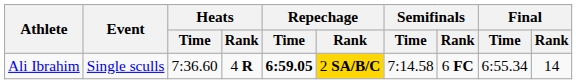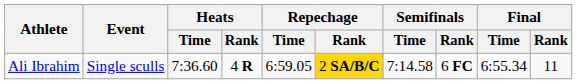(289, 66) bold -> (289, 66) normal
(552, 66) 14 -> (551, 66) 11
